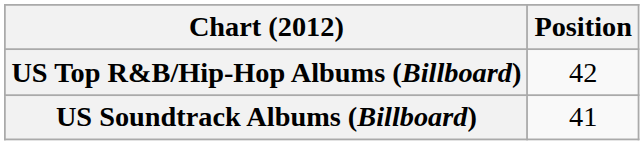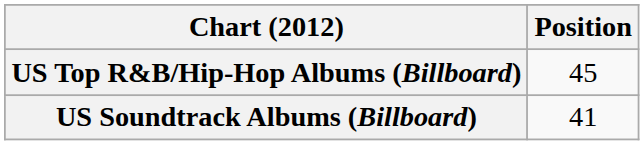(583, 71) 42 -> (583, 71) 45
